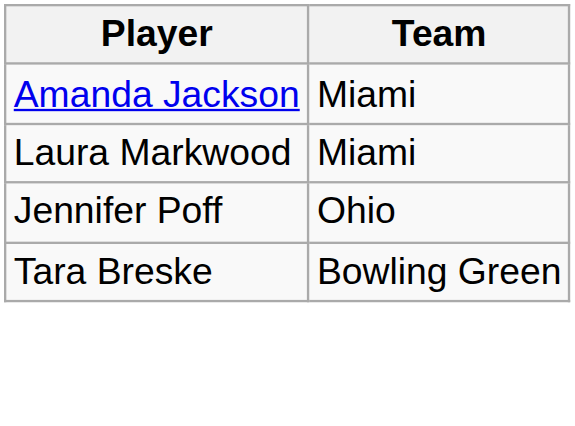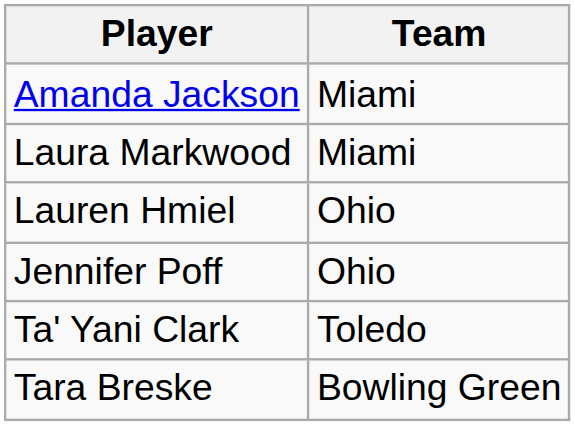+ row: (125, 211)
+ row: (126, 329)
